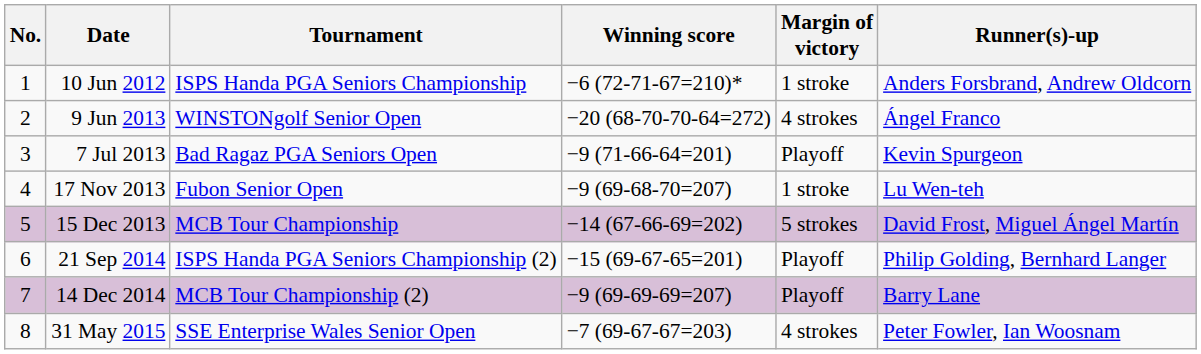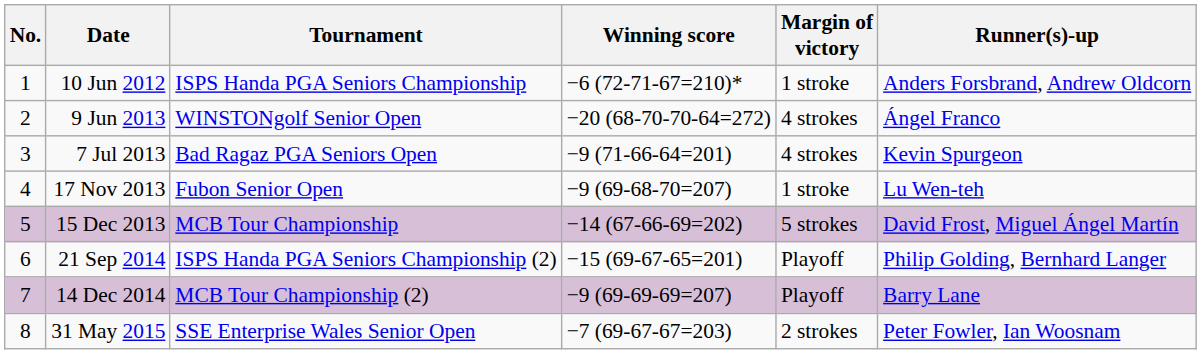(812, 153) Playoff -> (819, 153) 4 strokes
(819, 330) 4 strokes -> (819, 330) 2 strokes
